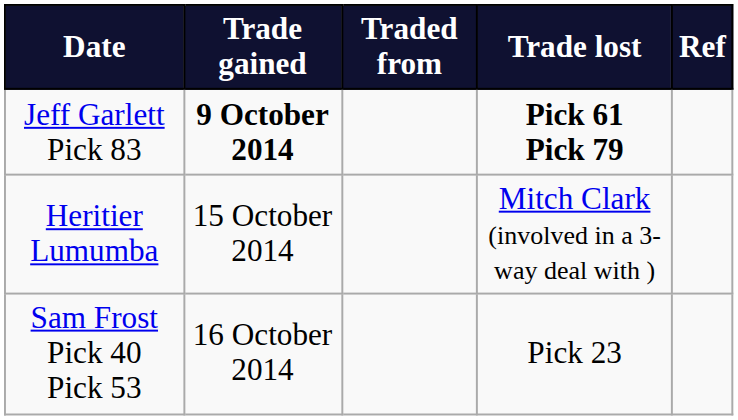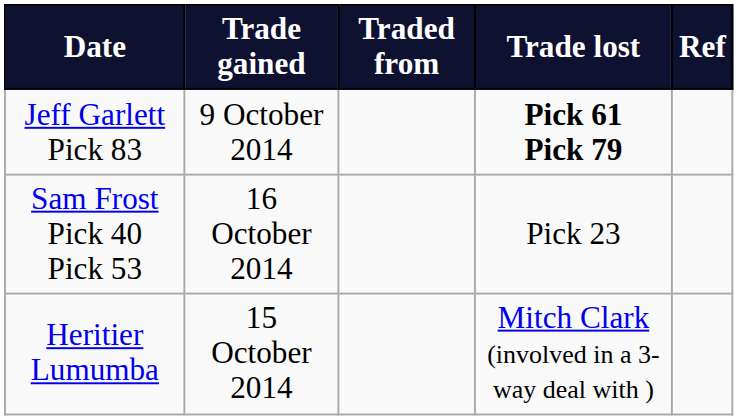(263, 131) bold -> (261, 131) normal
rows swapped: (94, 233) <-> (94, 353)
